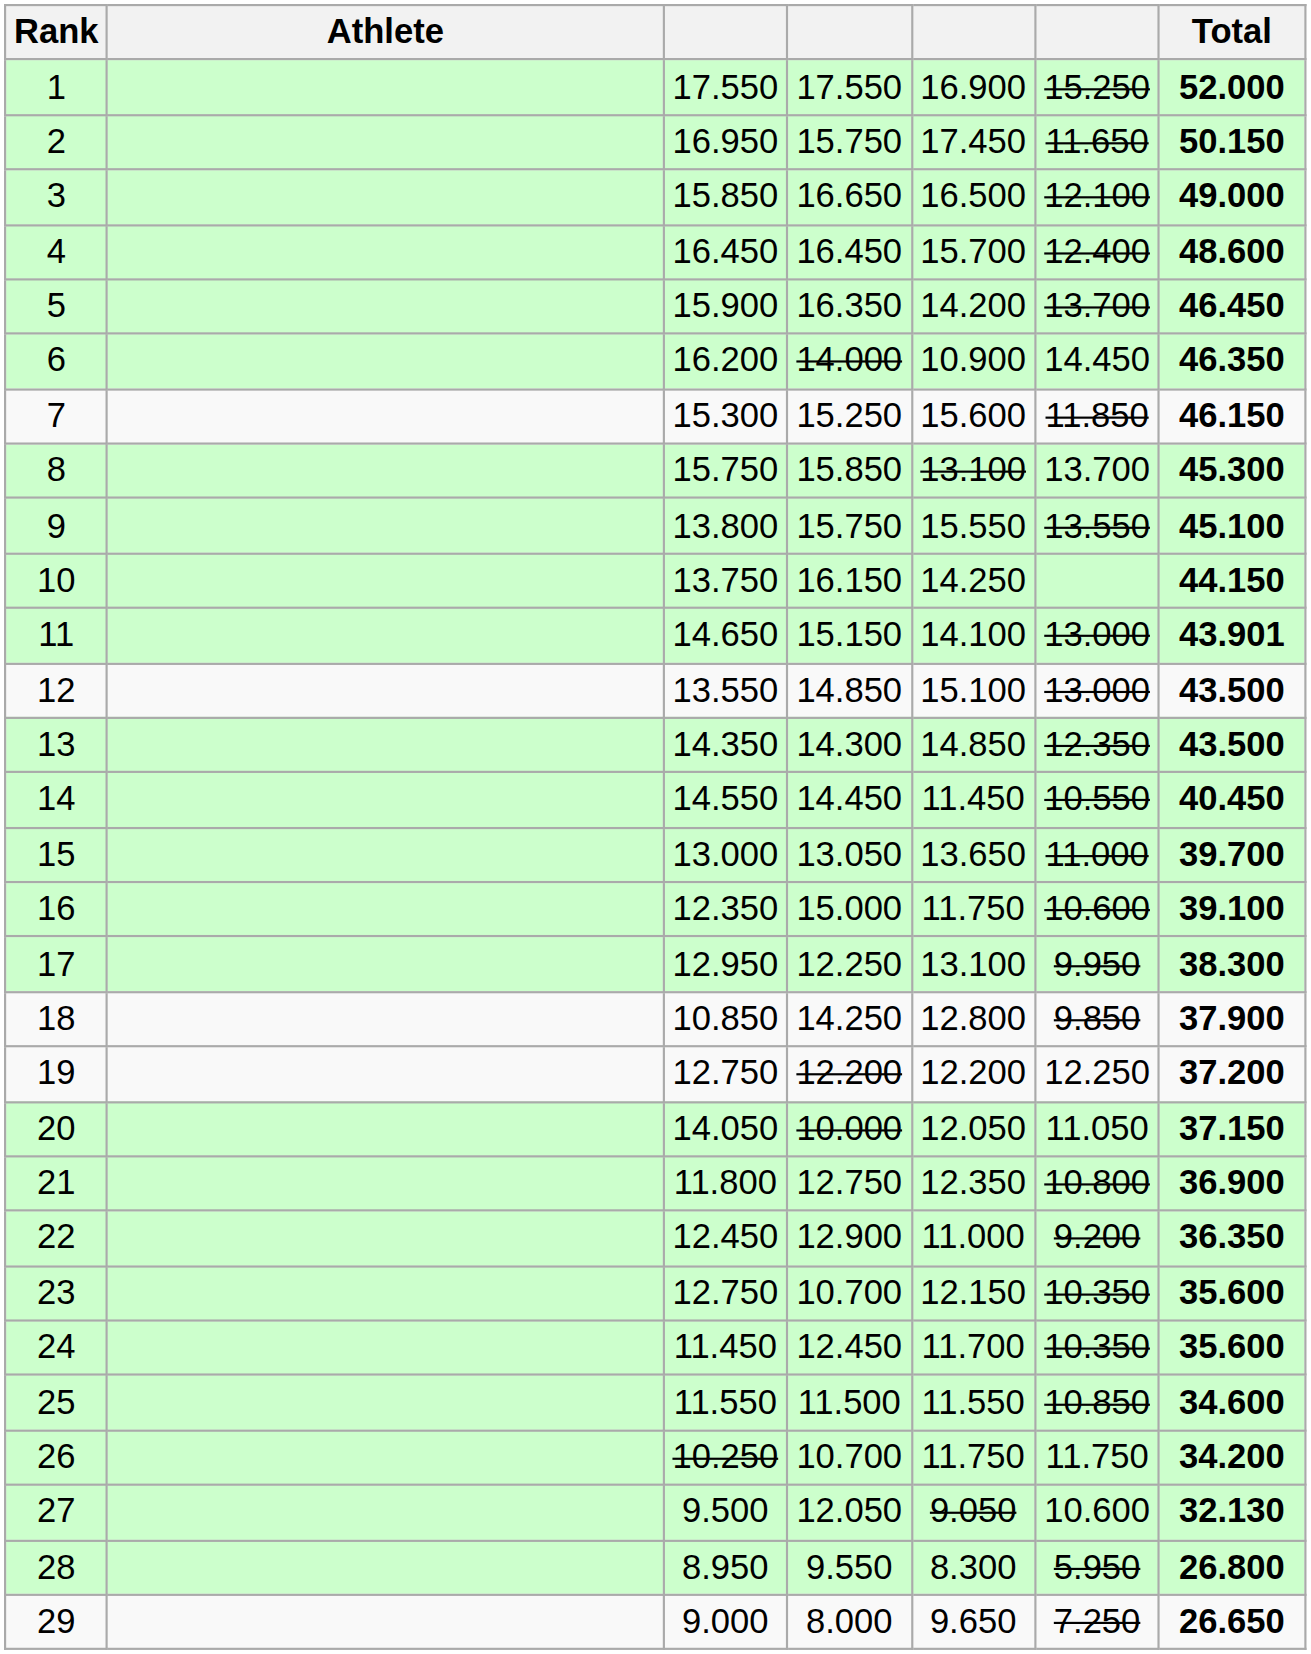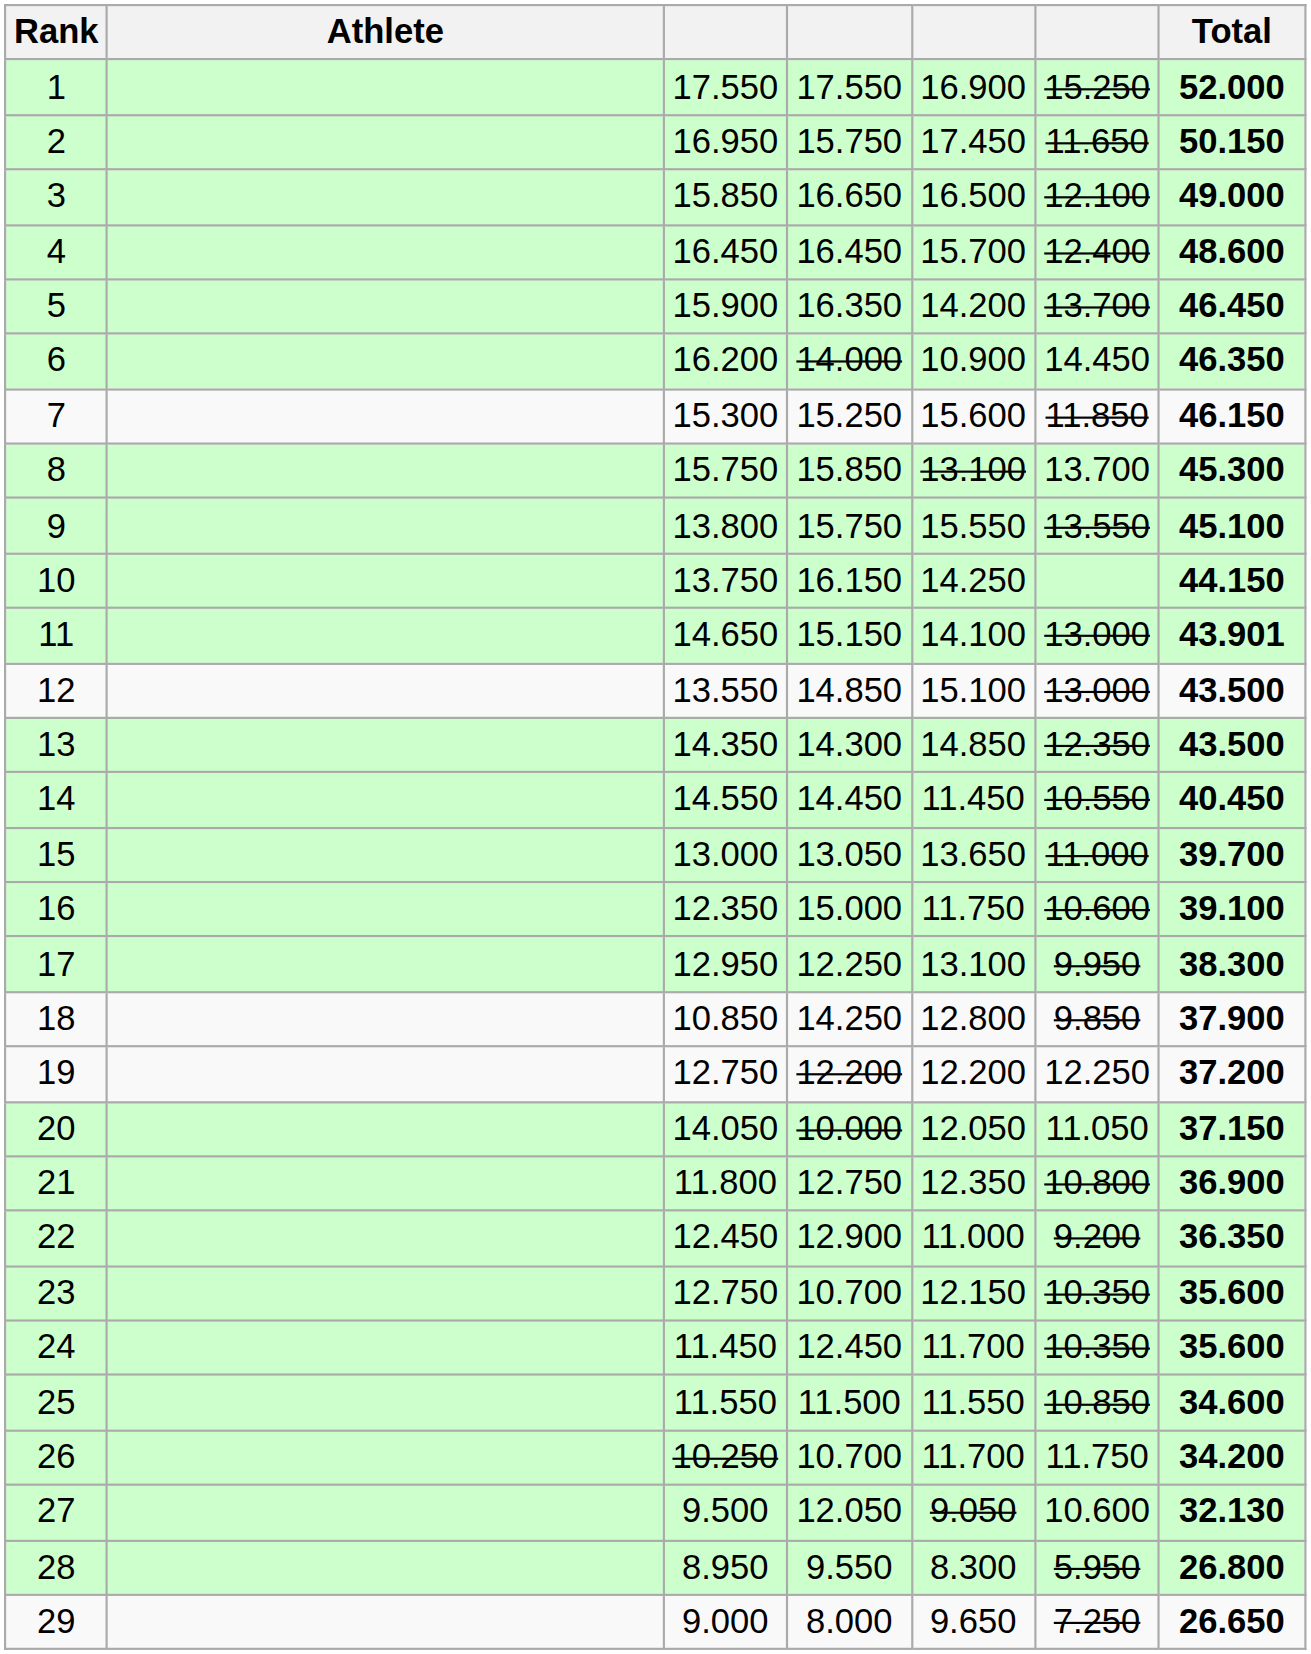(973, 1456) 11.750 -> (973, 1456) 11.700
